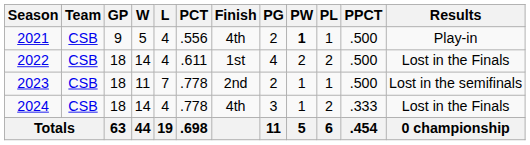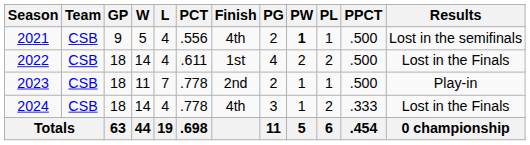(456, 38) Play-in -> (456, 38) Lost in the semifinals
(456, 83) Lost in the semifinals -> (456, 83) Play-in
